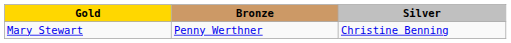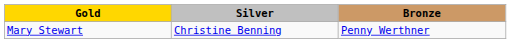columns swapped: (422, 13) <-> (255, 13)
